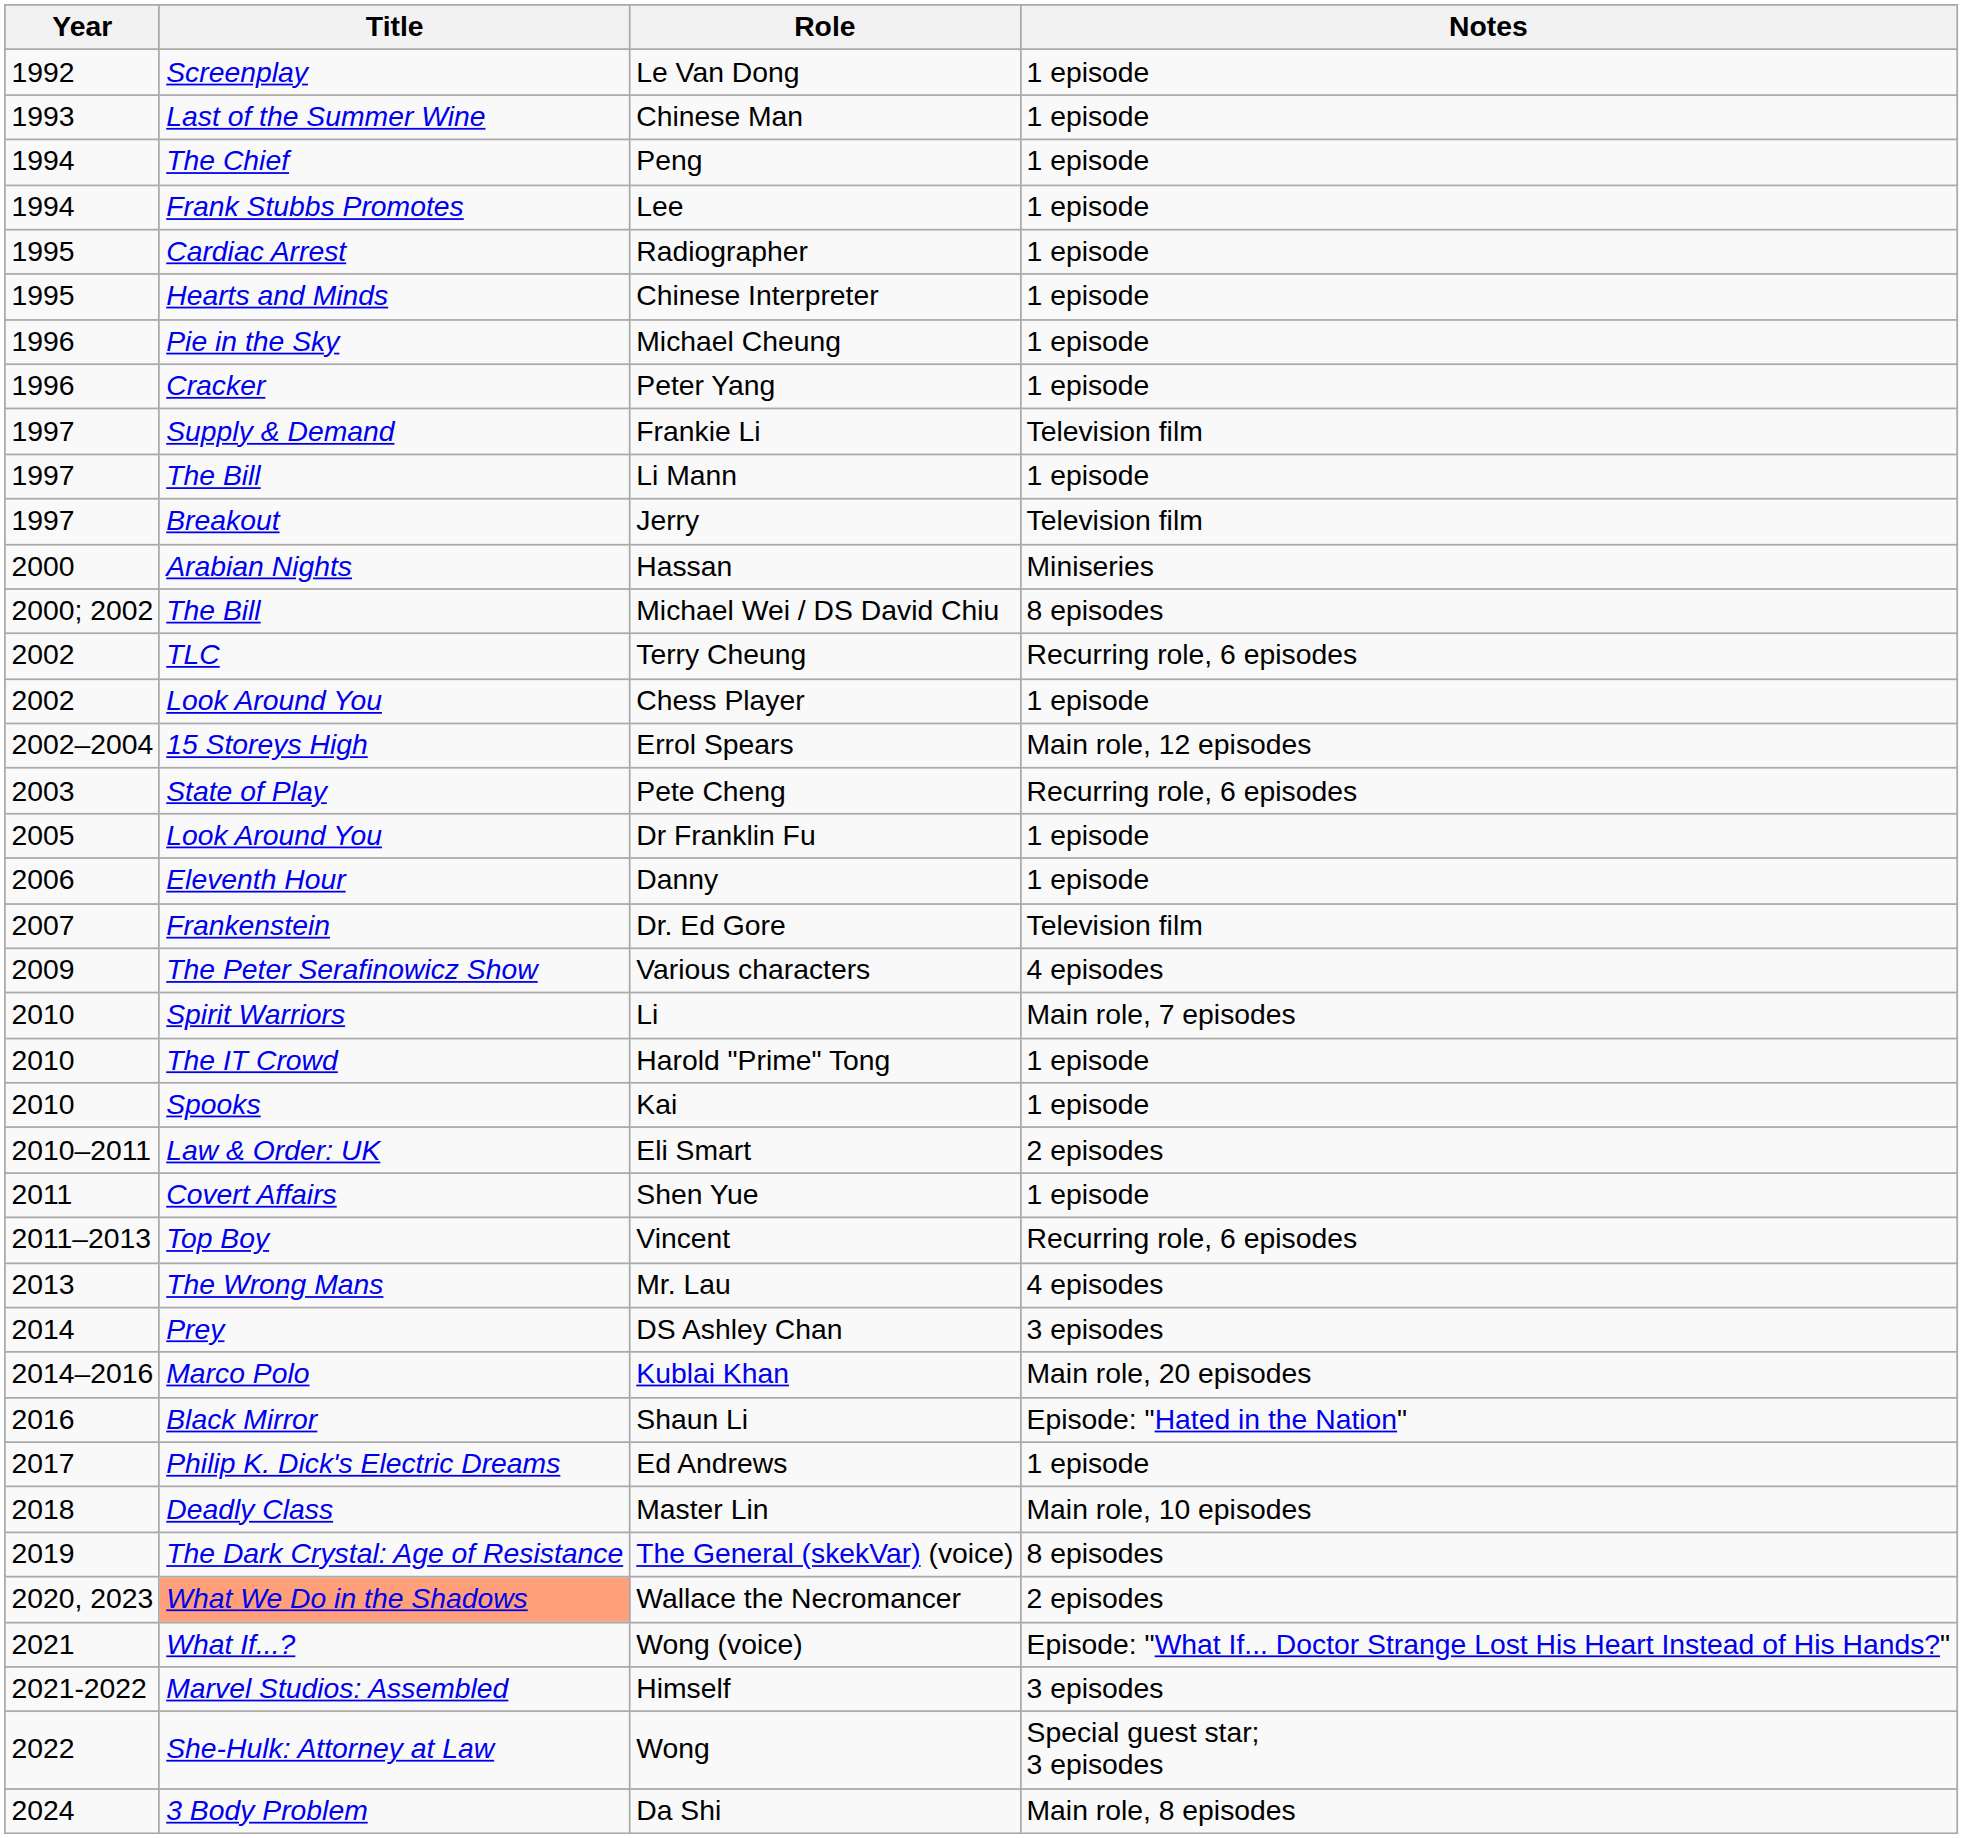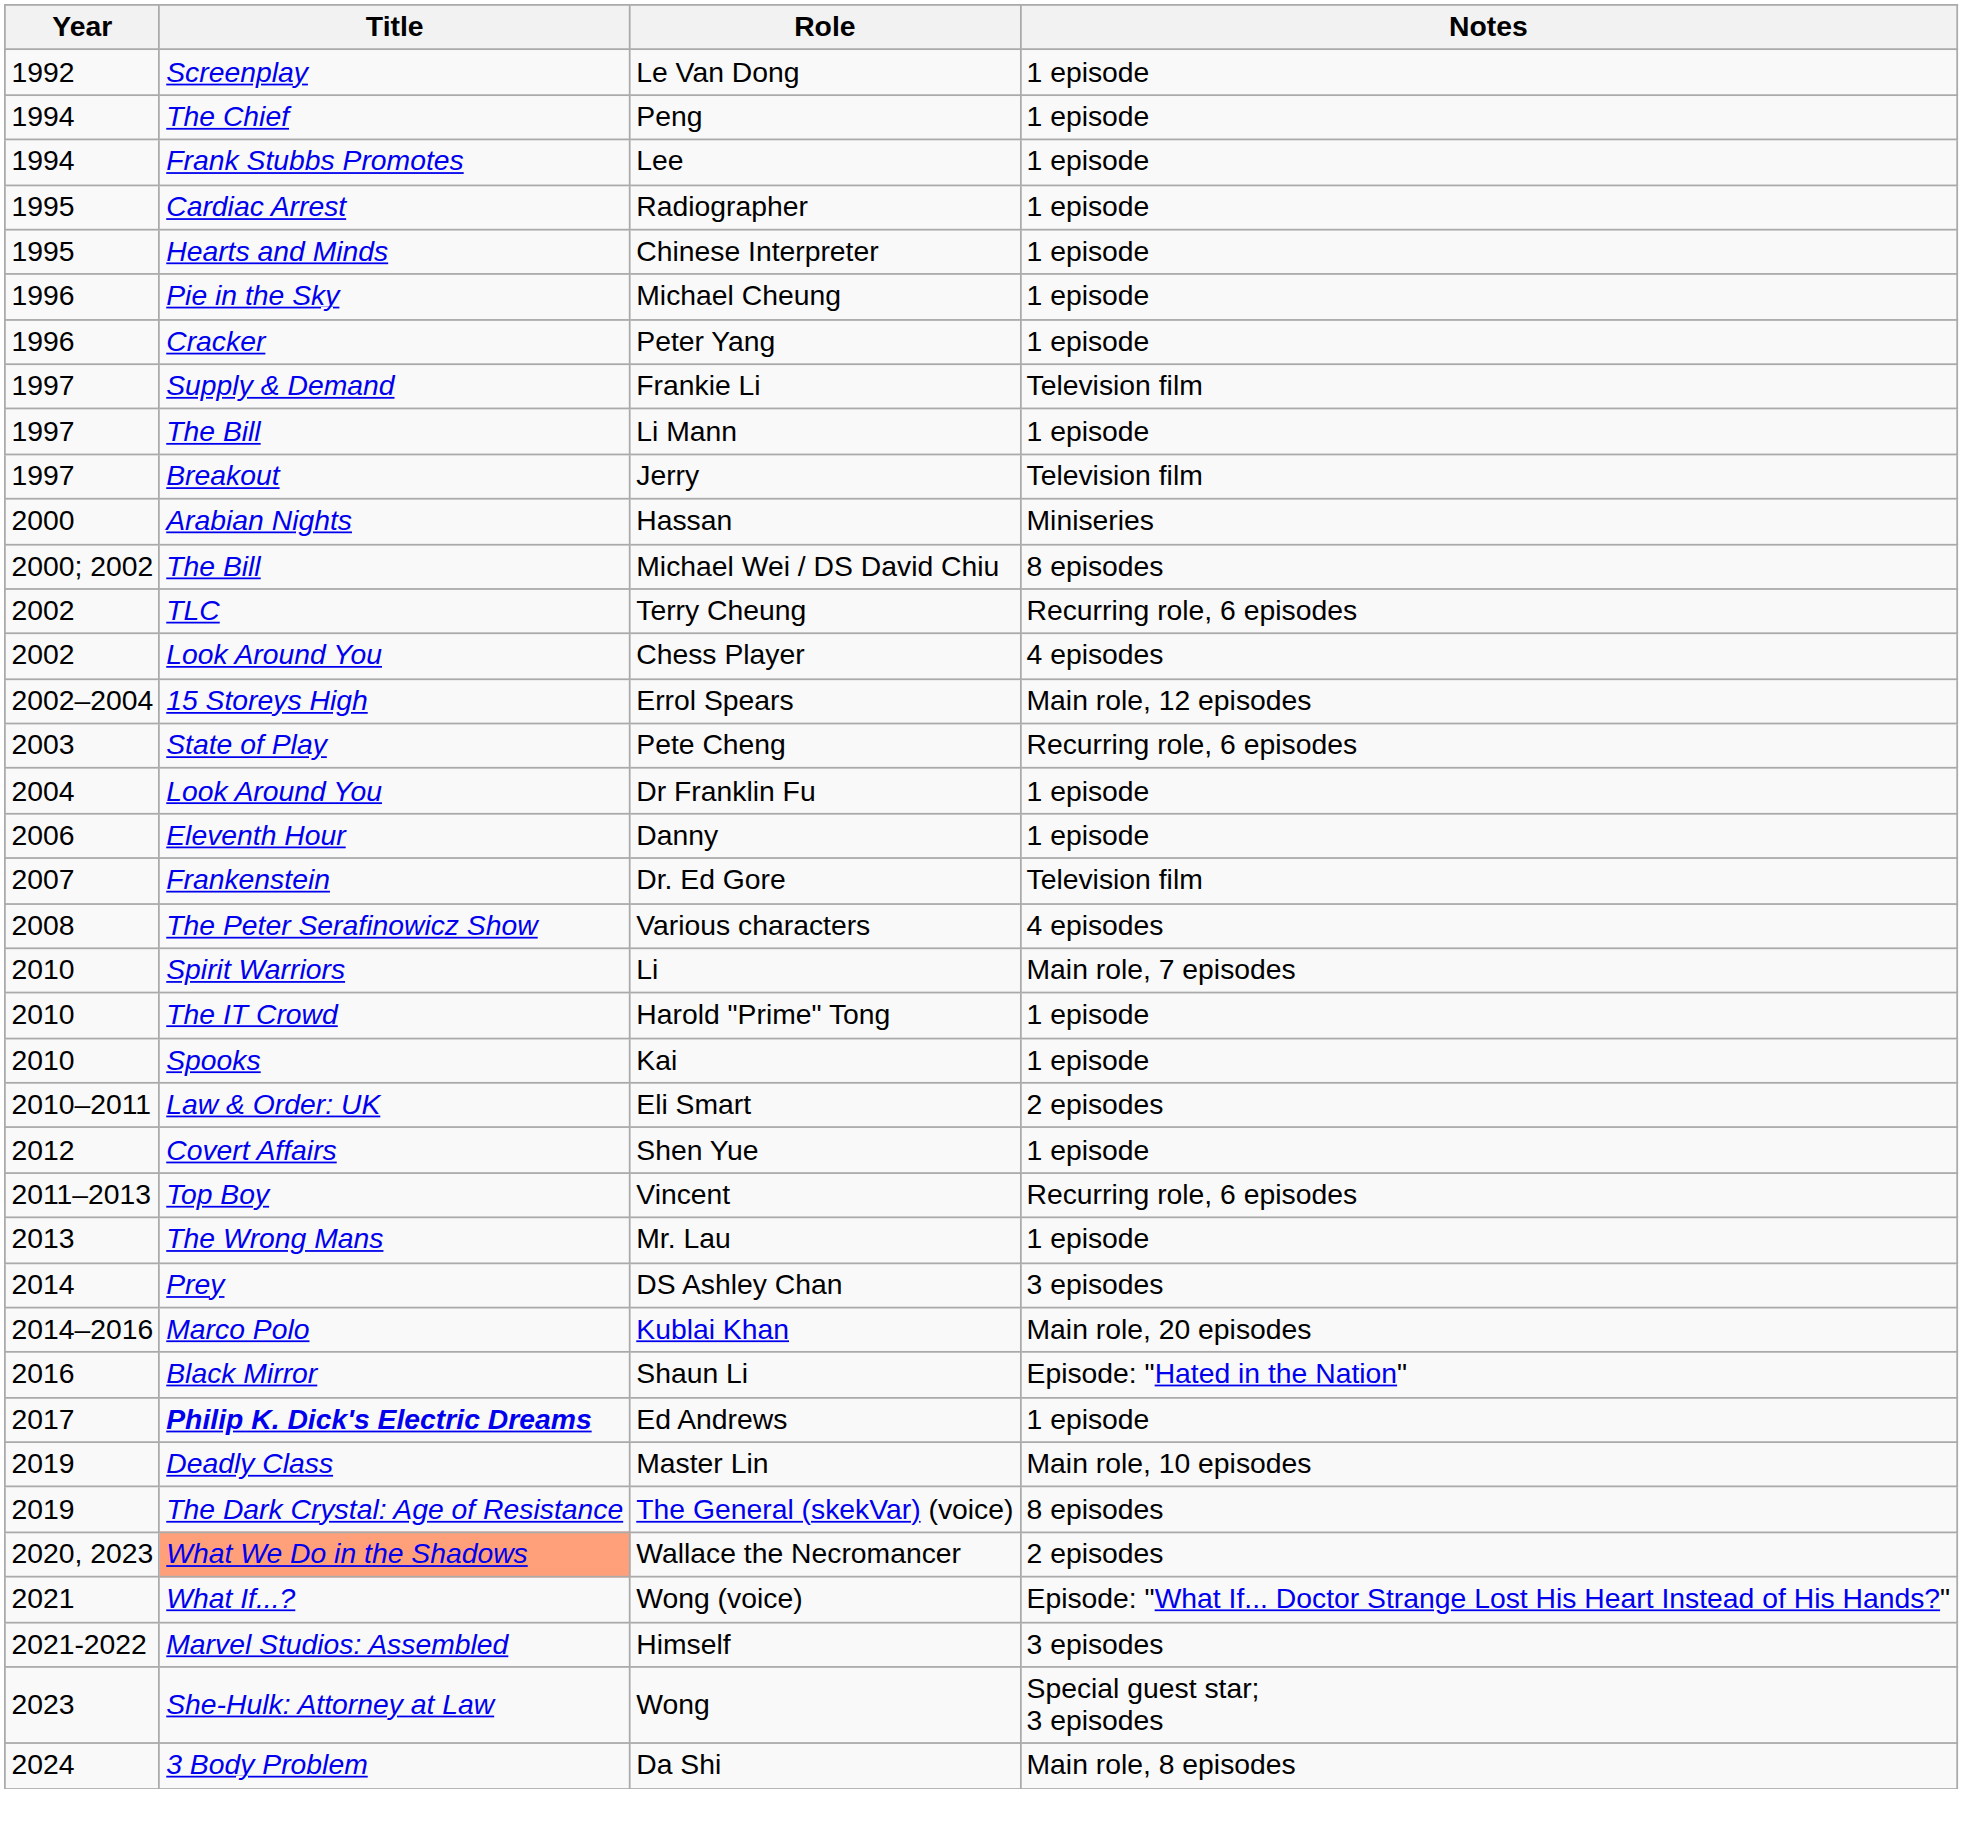- row: (720, 116)
(1088, 700) 1 episode -> (1095, 655) 4 episodes
(43, 835) 2005 -> (43, 790) 2004
(43, 970) 2009 -> (43, 925) 2008
(42, 1194) 2011 -> (43, 1149) 2012
(1095, 1284) 4 episodes -> (1088, 1239) 1 episode
(363, 1464) normal -> (379, 1419) bold
(43, 1509) 2018 -> (43, 1464) 2019
(43, 1749) 2022 -> (43, 1704) 2023
